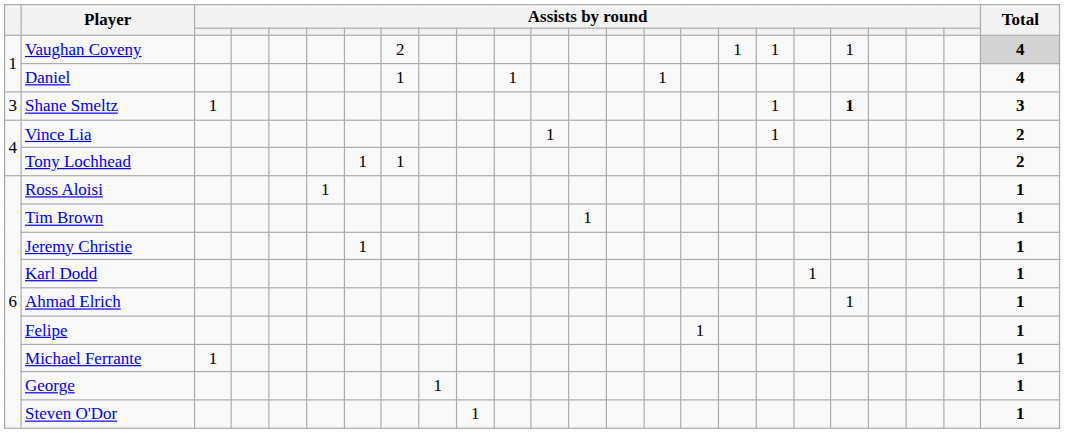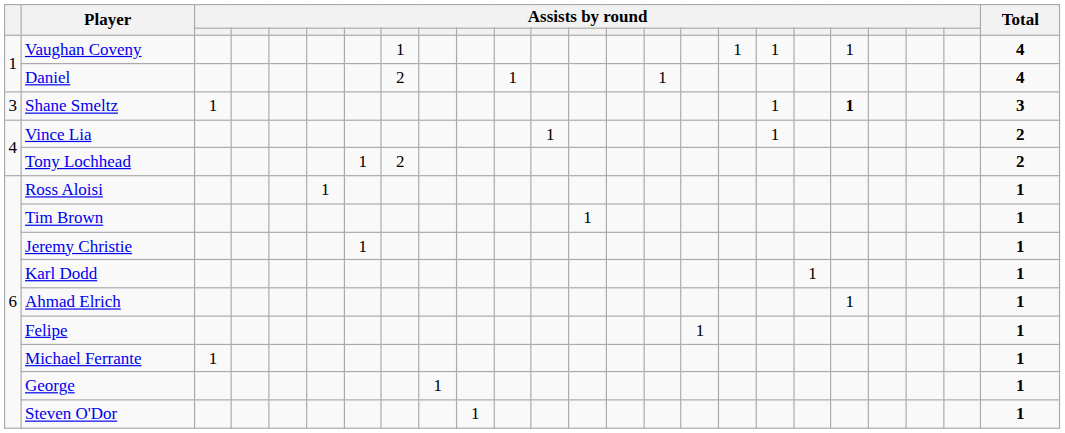(400, 50) 2 -> (400, 50) 1
(1020, 50) lightgrey background -> (1020, 50) no background
(400, 78) 1 -> (400, 78) 2
(400, 162) 1 -> (400, 162) 2
